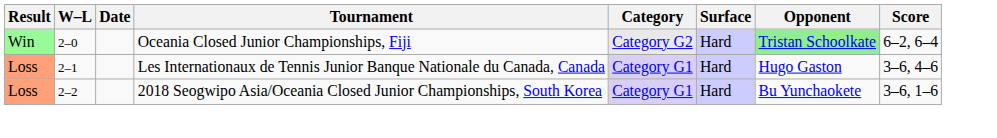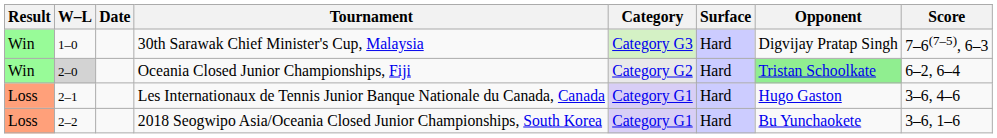+ row: (281, 43)
(68, 42) no background -> (68, 71) lightgrey background
